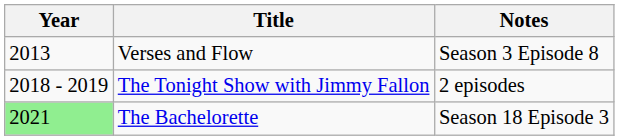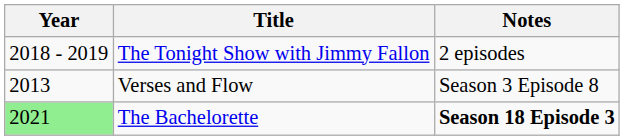rows swapped: (185, 53) <-> (274, 85)
(524, 118) normal -> (527, 118) bold
